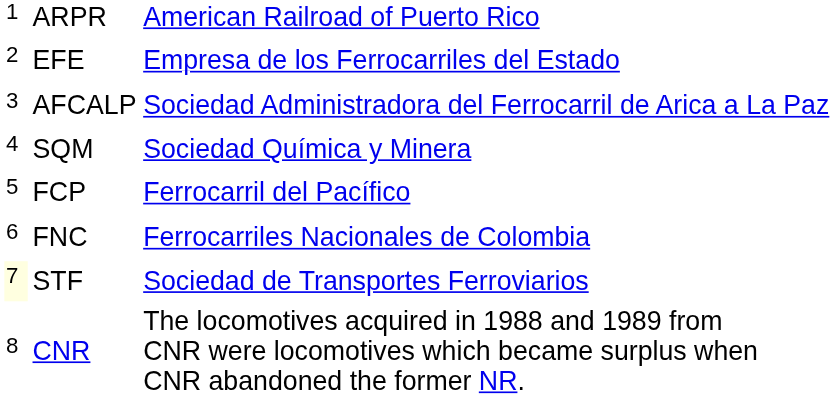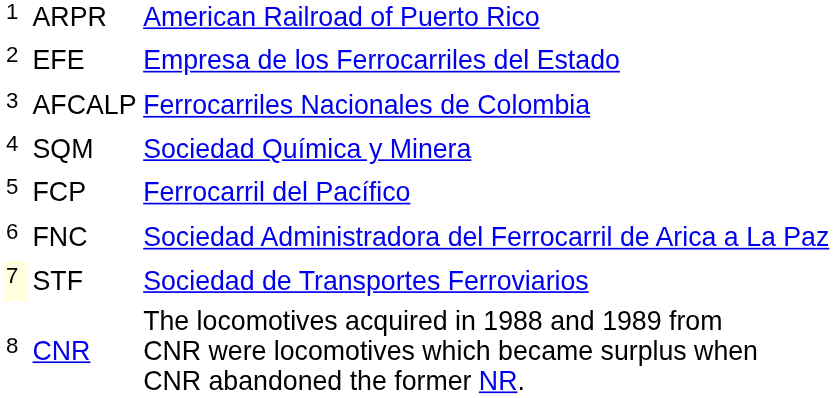(486, 105) Sociedad Administradora del Ferrocarril de Arica a La Paz -> (367, 105) Ferrocarriles Nacionales de Colombia
(367, 237) Ferrocarriles Nacionales de Colombia -> (486, 237) Sociedad Administradora del Ferrocarril de Arica a La Paz
